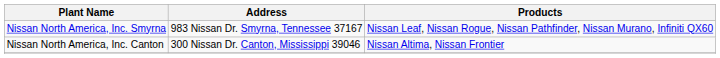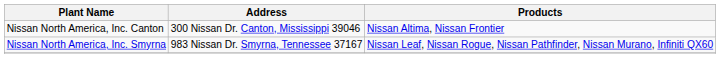rows swapped: (86, 28) <-> (85, 45)
